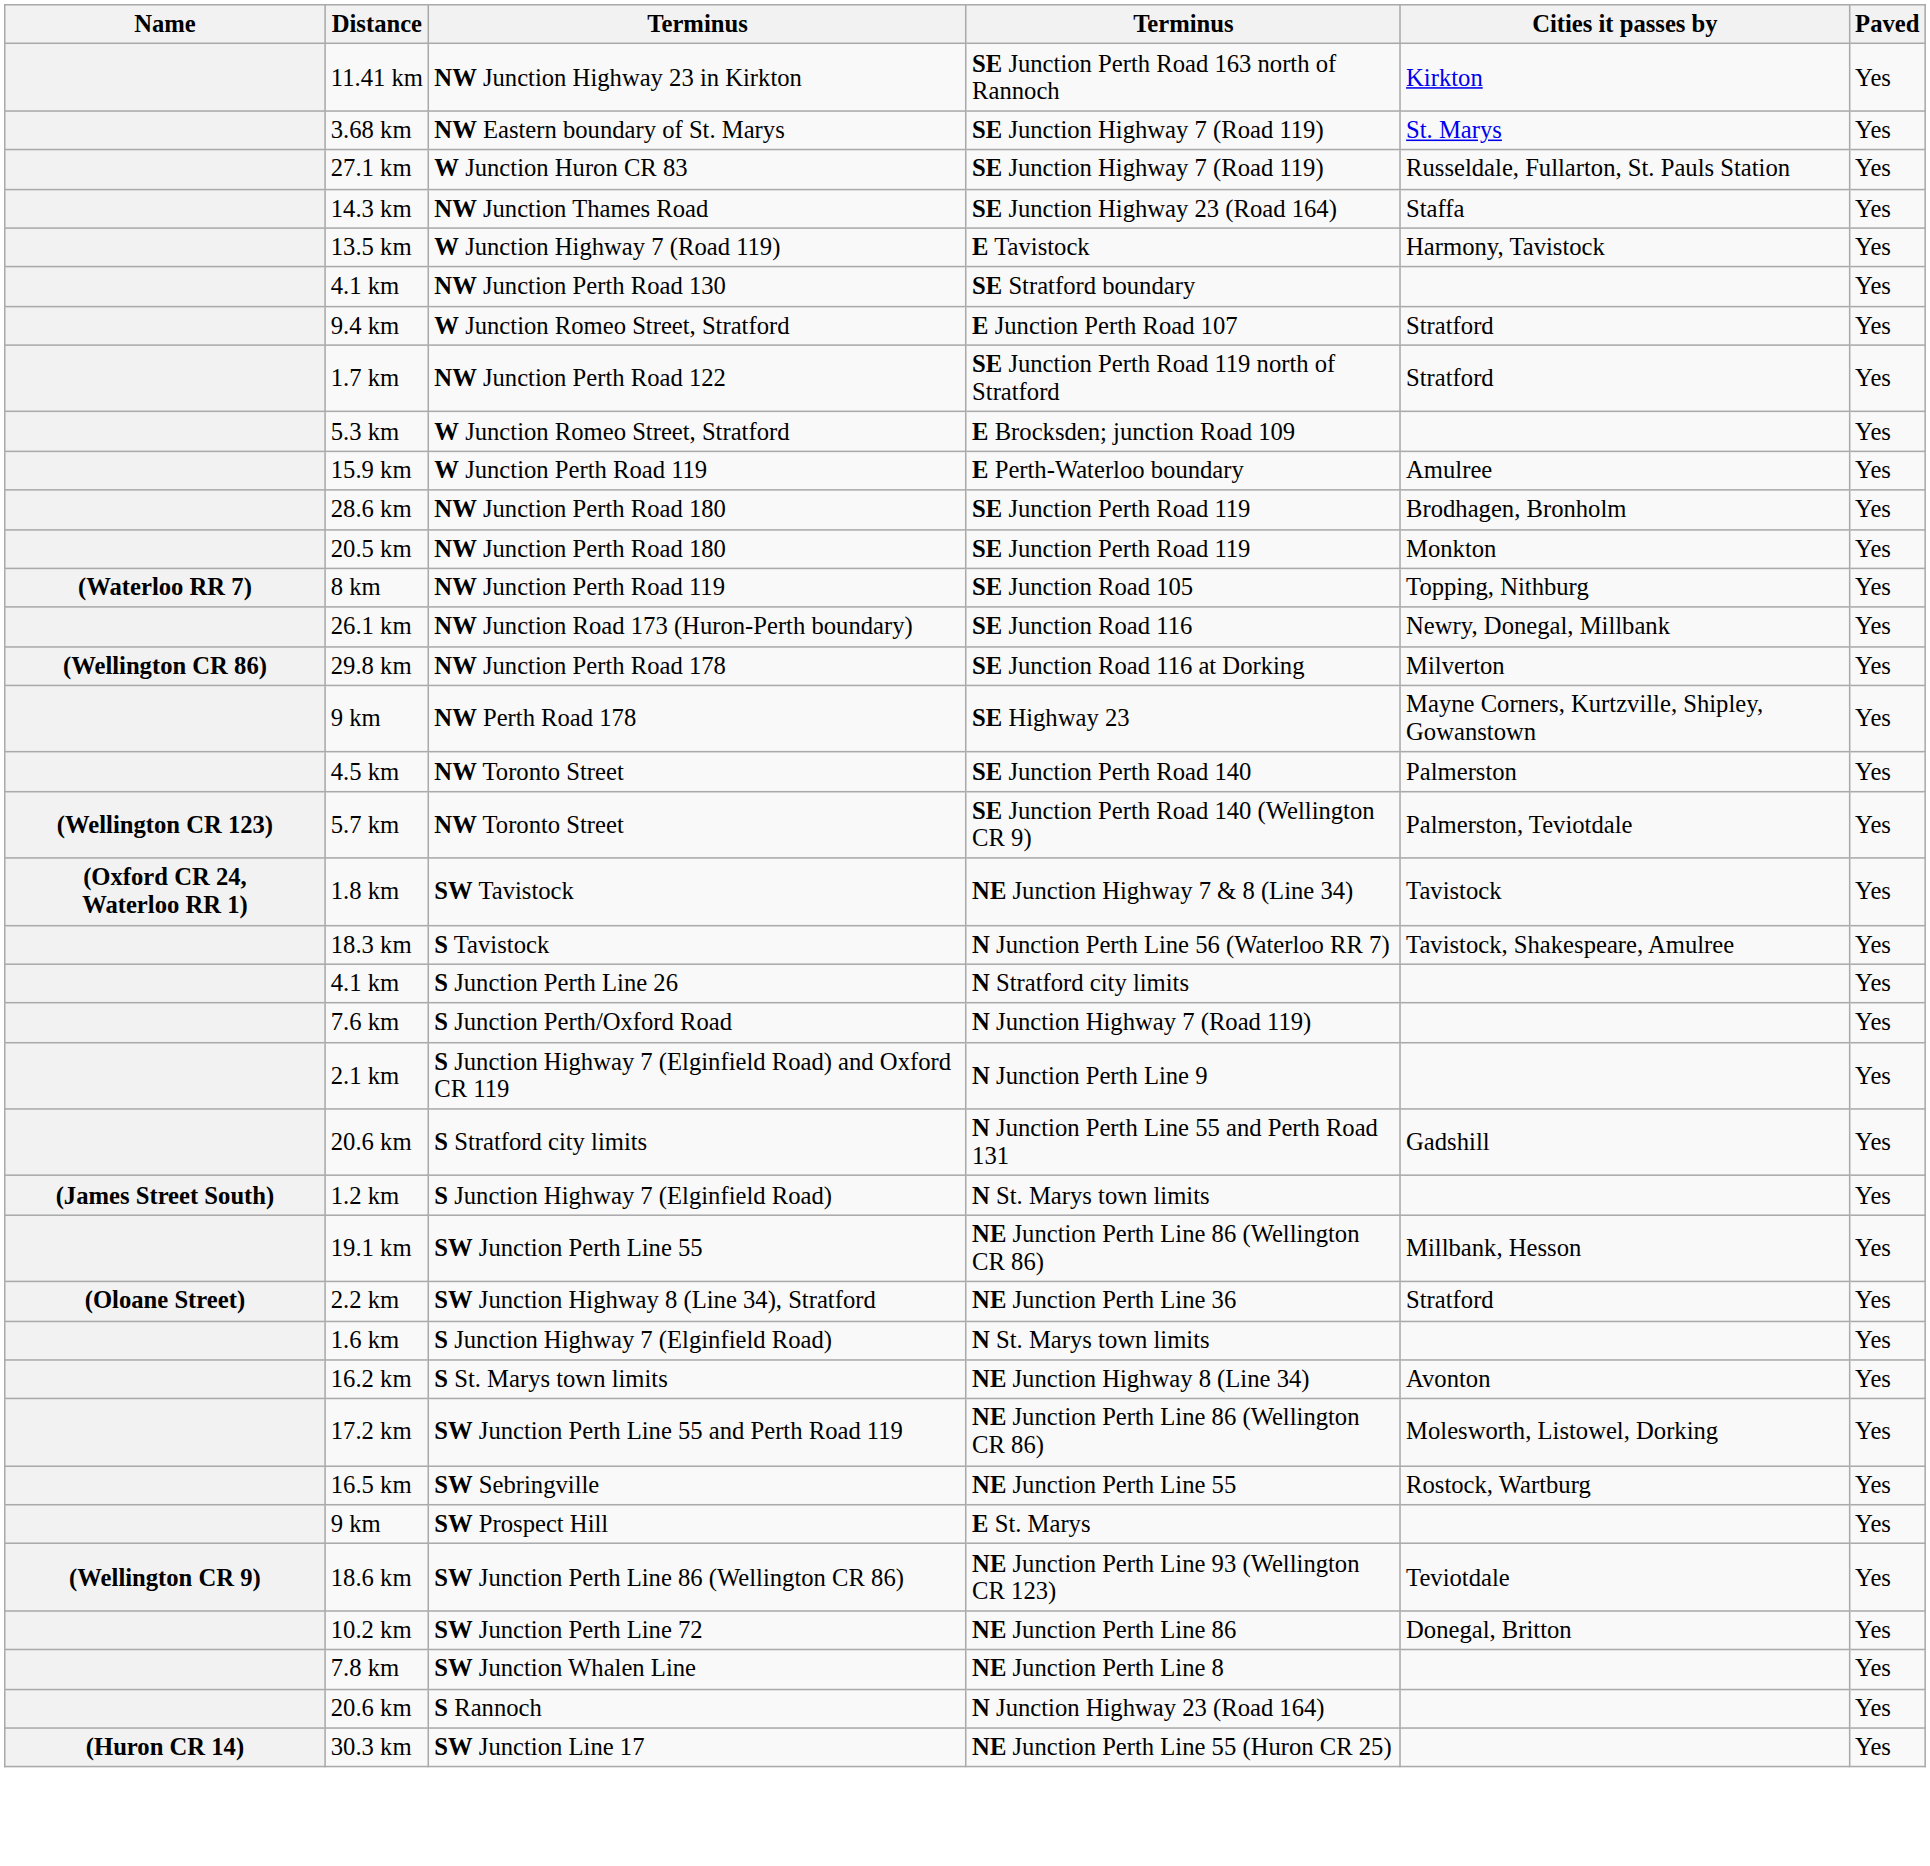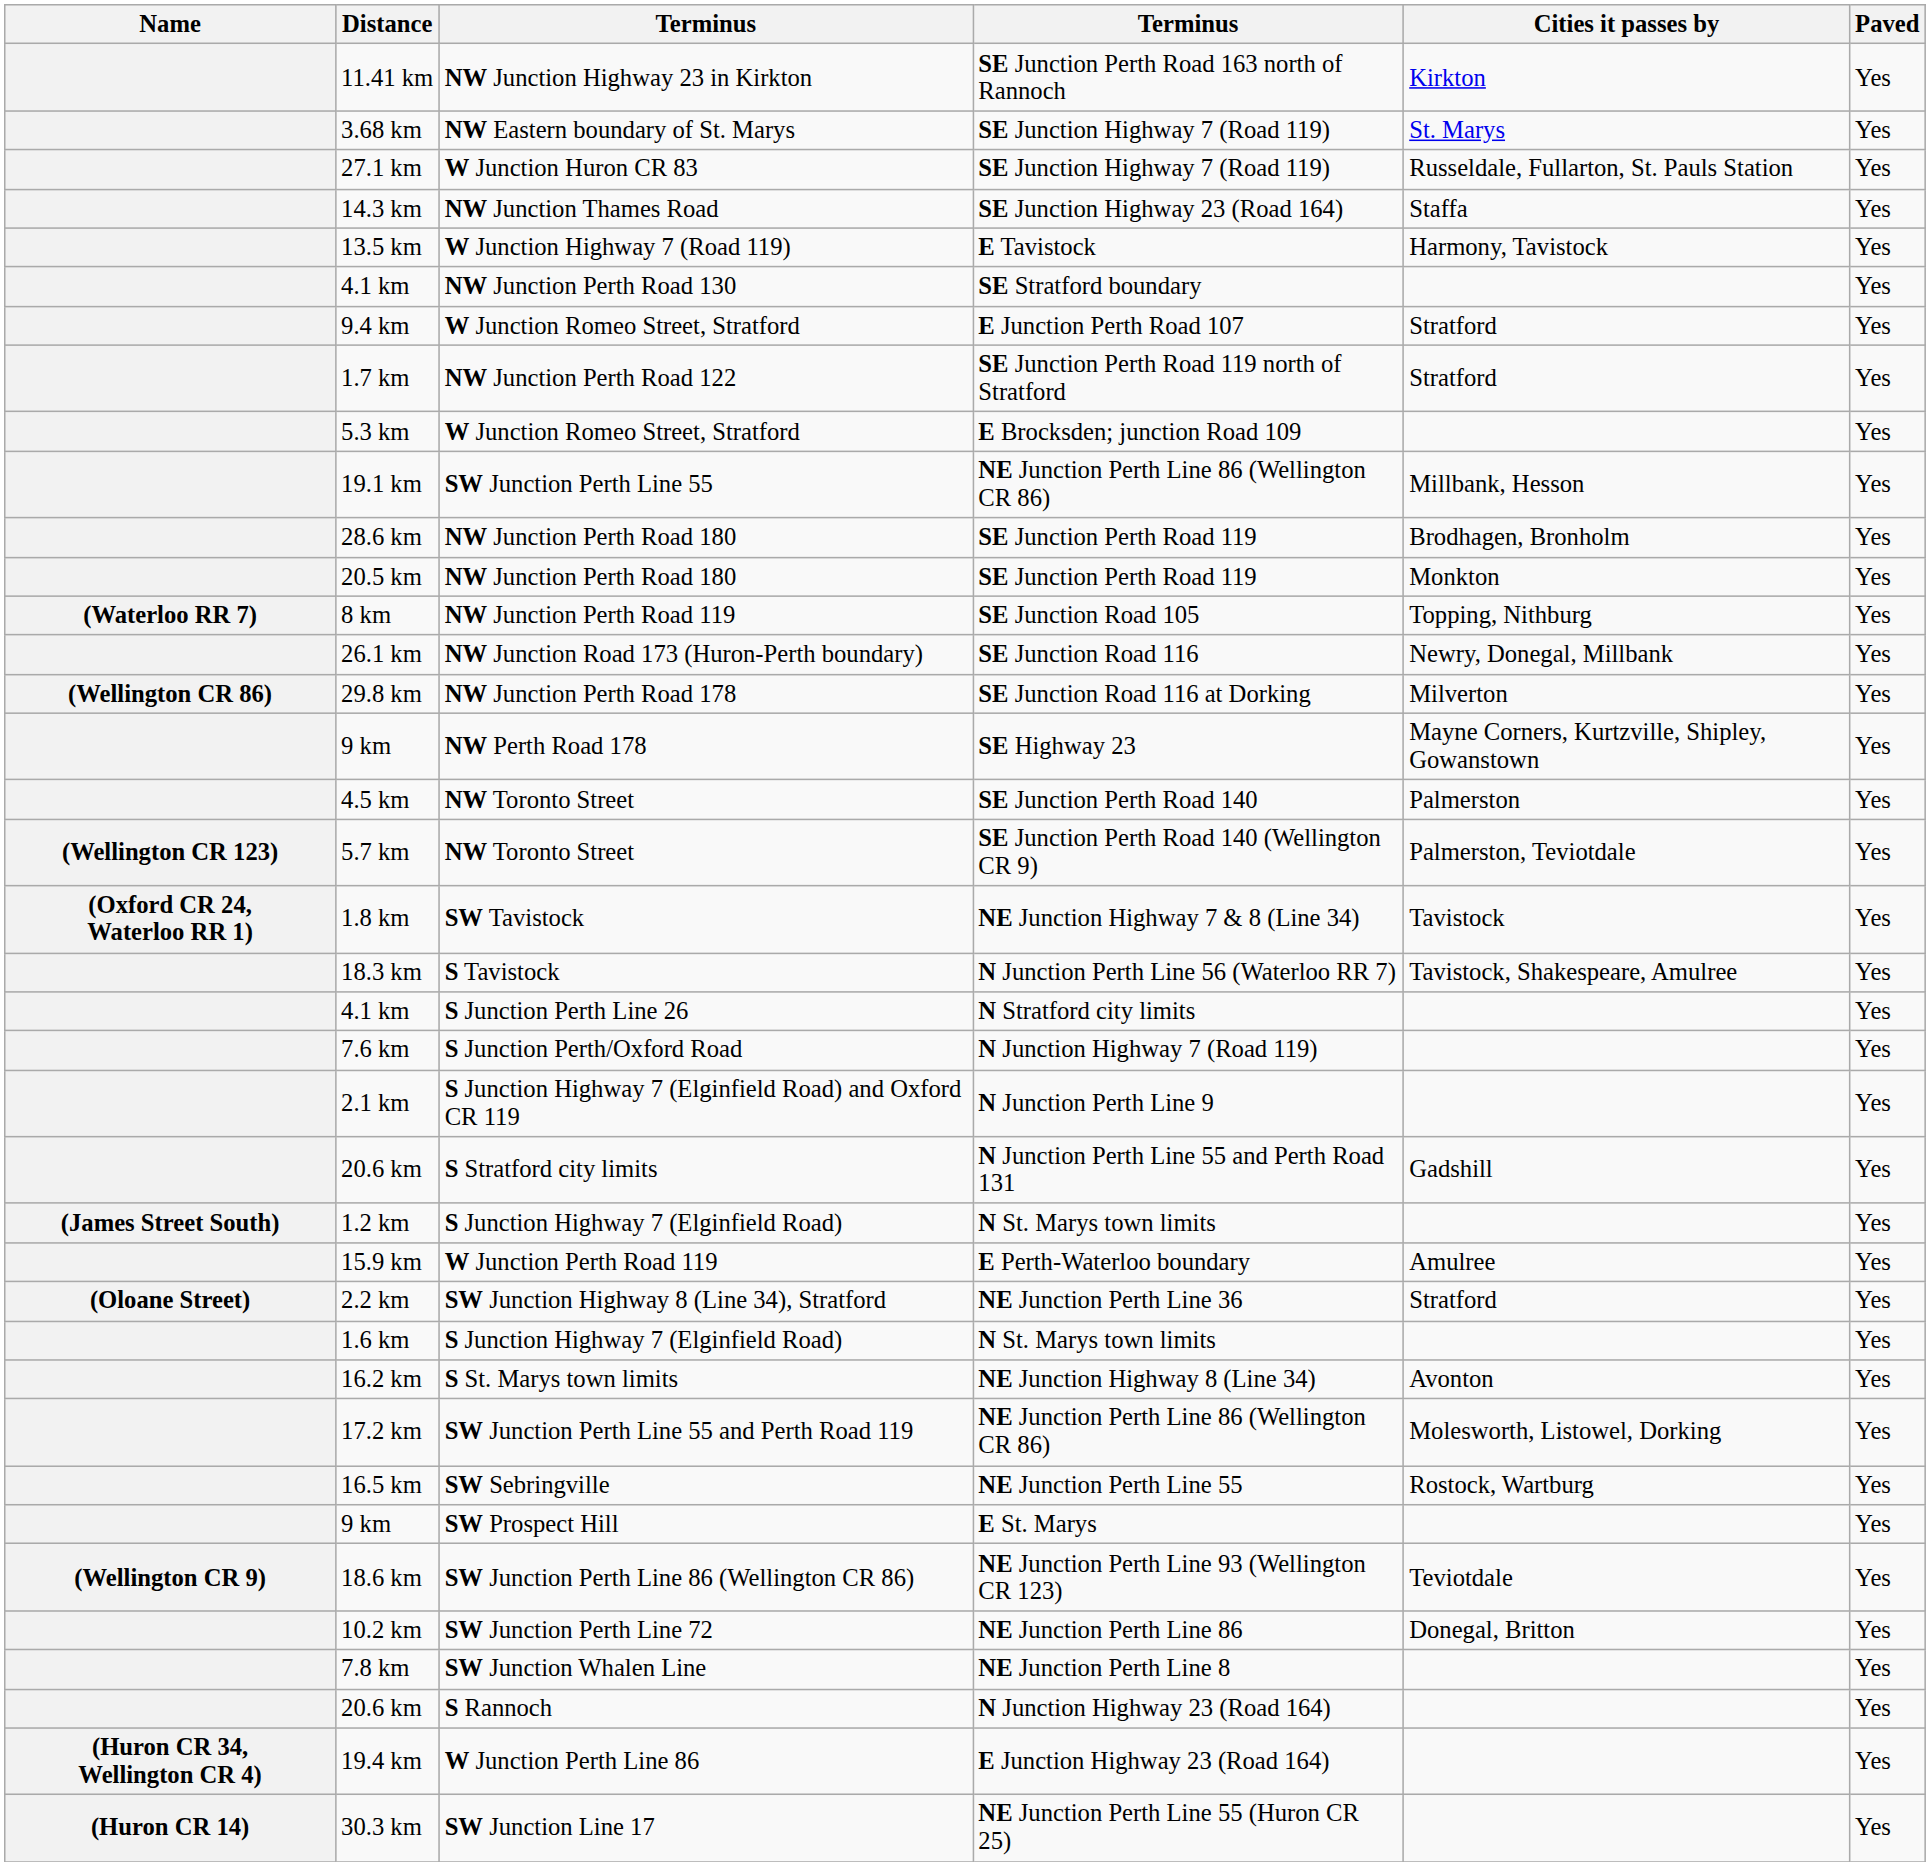rows swapped: (371, 470) <-> (371, 1247)
+ row: (381, 1760)
